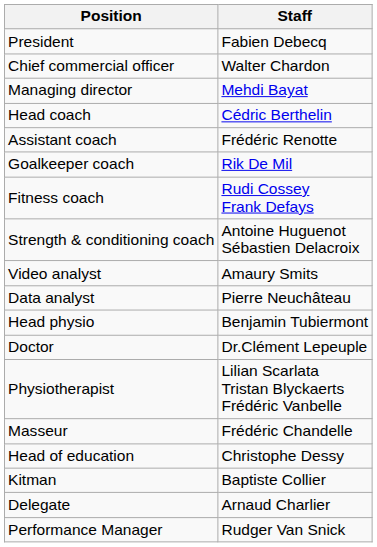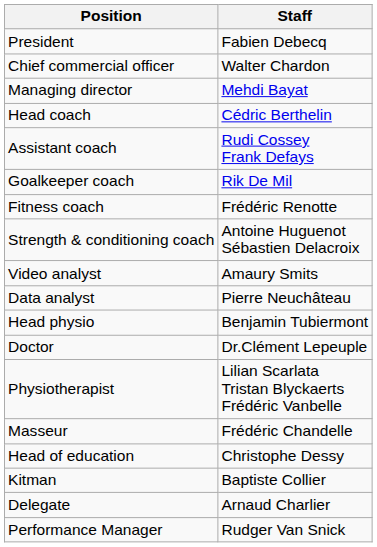(279, 139) Frédéric Renotte -> (268, 148) Rudi Cossey Frank Defays
(268, 197) Rudi Cossey Frank Defays -> (279, 206) Frédéric Renotte
